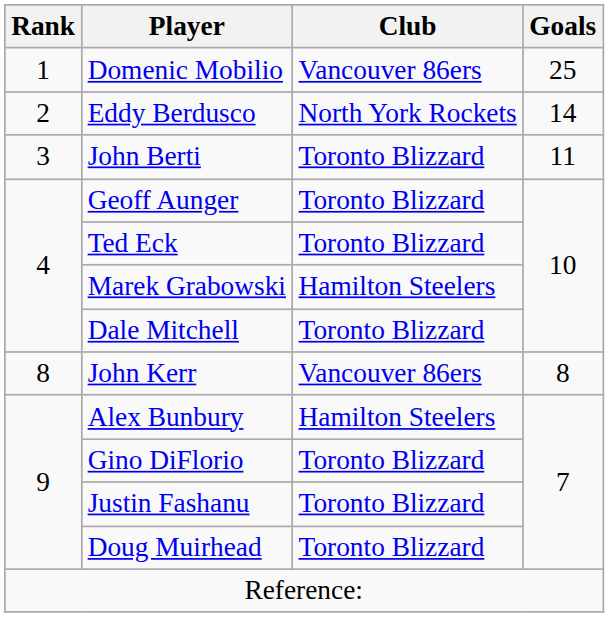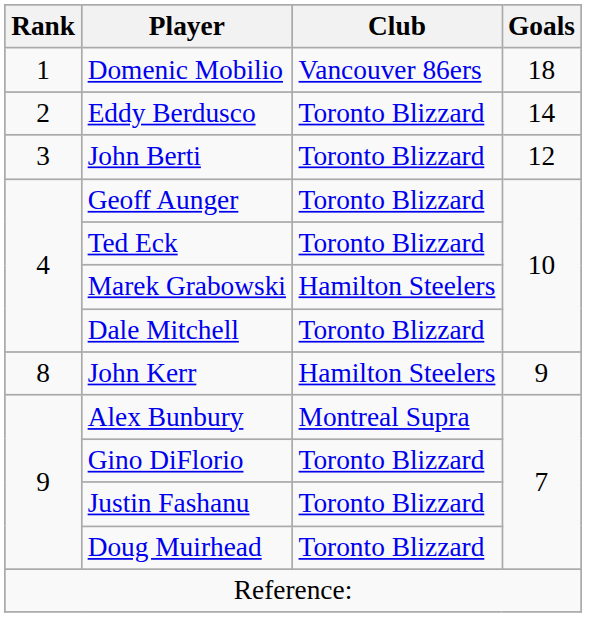(563, 69) 25 -> (541, 69) 18
(408, 112) North York Rockets -> (391, 112) Toronto Blizzard
(563, 156) 11 -> (541, 156) 12
(390, 373) Vancouver 86ers -> (397, 373) Hamilton Steelers
(563, 373) 8 -> (541, 373) 9
(397, 416) Hamilton Steelers -> (384, 416) Montreal Supra
